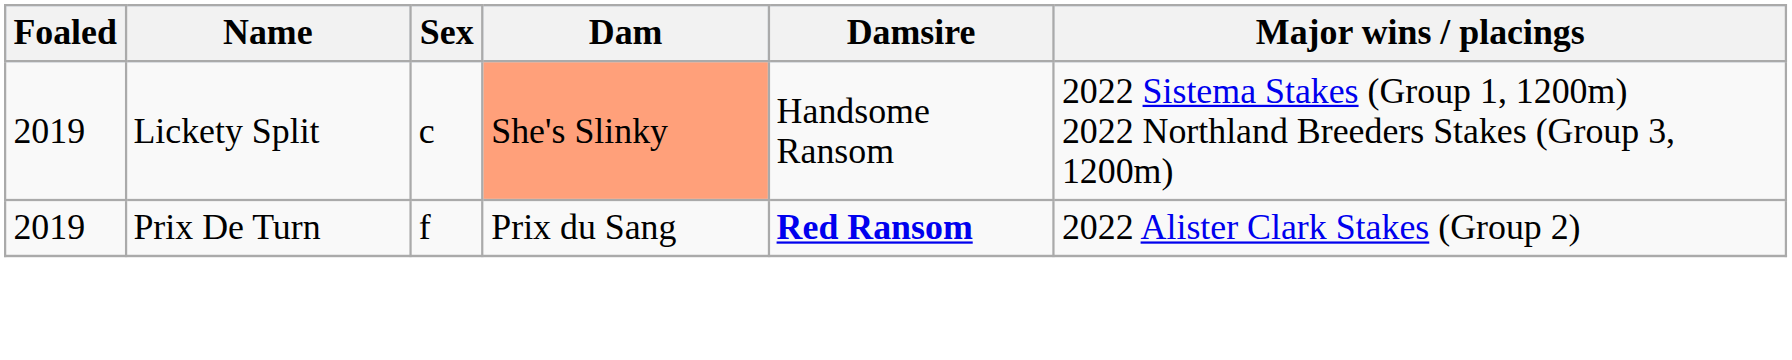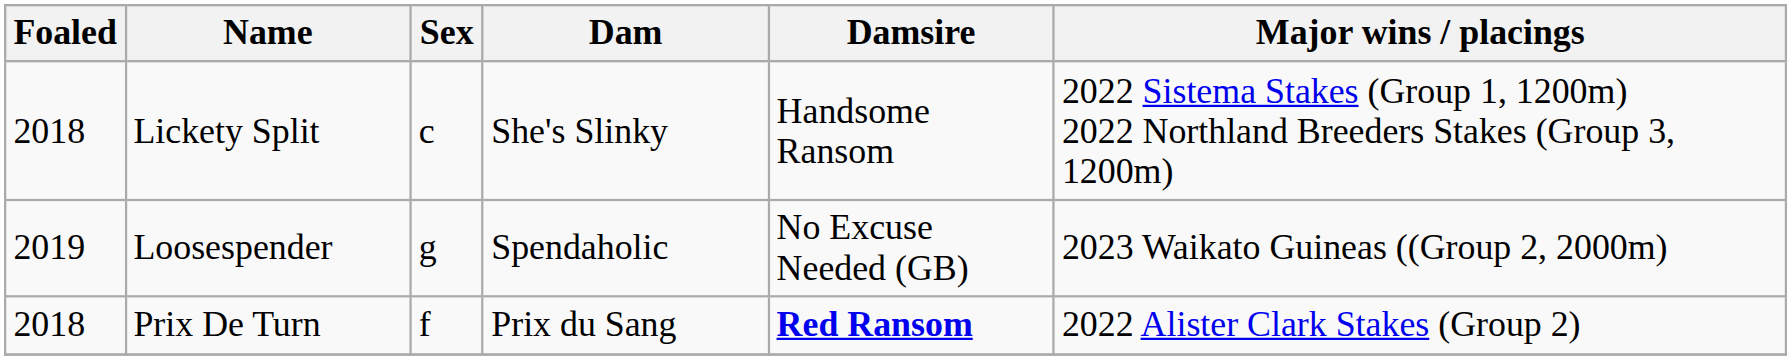(49, 130) 2019 -> (49, 130) 2018
(580, 130) lightsalmon background -> (580, 130) no background
+ row: (233, 247)
(49, 227) 2019 -> (49, 324) 2018
